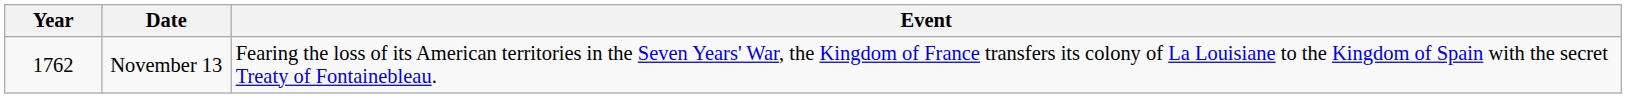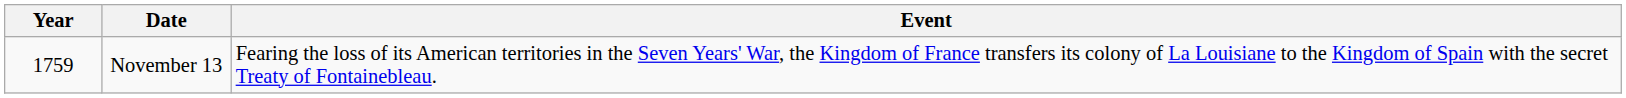(53, 64) 1762 -> (53, 64) 1759
